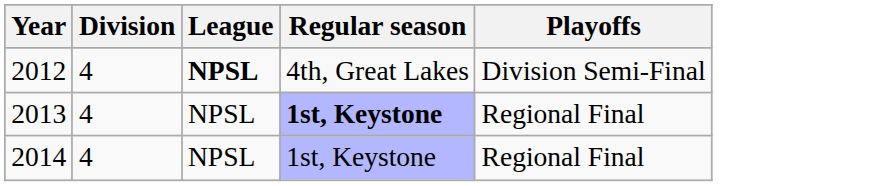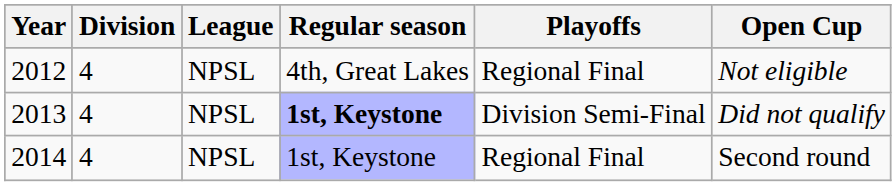+ column: (802, 26)
(223, 69) bold -> (222, 69) normal
(594, 69) Division Semi-Final -> (563, 69) Regional Final
(563, 113) Regional Final -> (594, 113) Division Semi-Final
